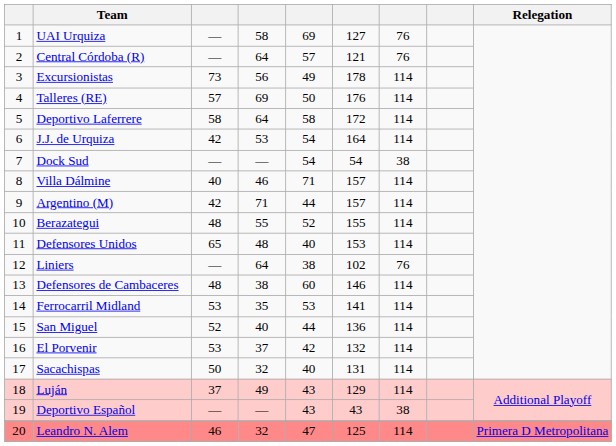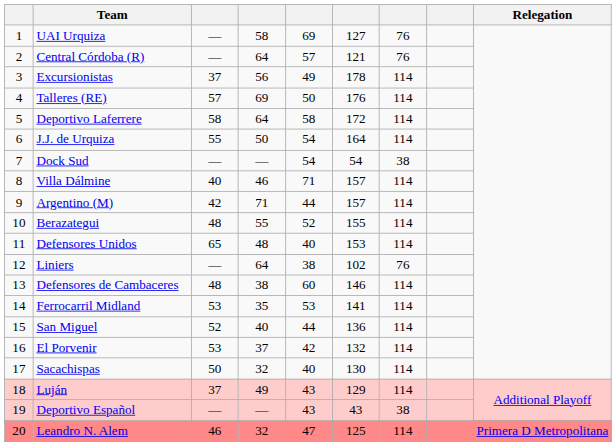(215, 77) 73 -> (215, 77) 37
(215, 139) 42 -> (215, 139) 55
(262, 139) 53 -> (262, 139) 50
(356, 368) 131 -> (356, 368) 130
